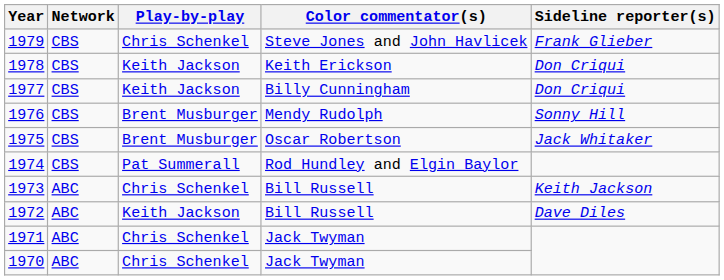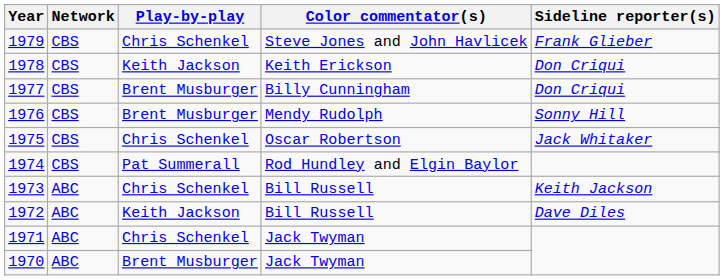(181, 91) Keith Jackson -> (190, 91) Brent Musburger
(190, 140) Brent Musburger -> (185, 140) Chris Schenkel
(185, 263) Chris Schenkel -> (190, 263) Brent Musburger
